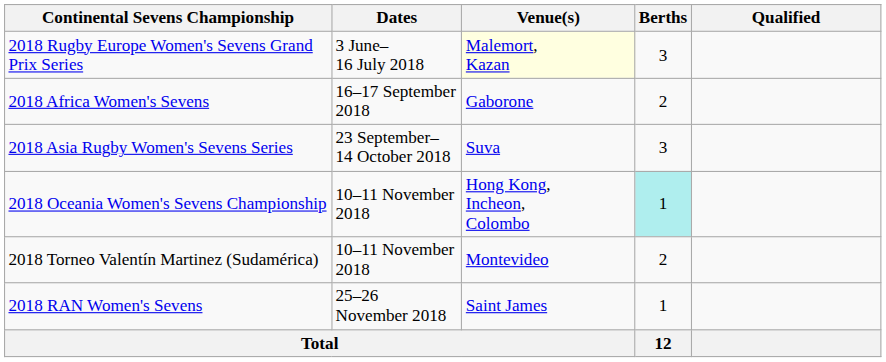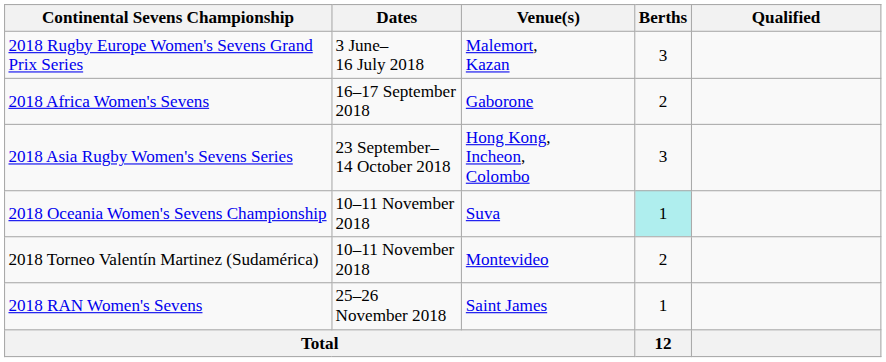(502, 54) lightyellow background -> (502, 54) no background
(483, 147) Suva -> (508, 157) Hong Kong, Incheon, Colombo
(508, 203) Hong Kong, Incheon, Colombo -> (483, 213) Suva
